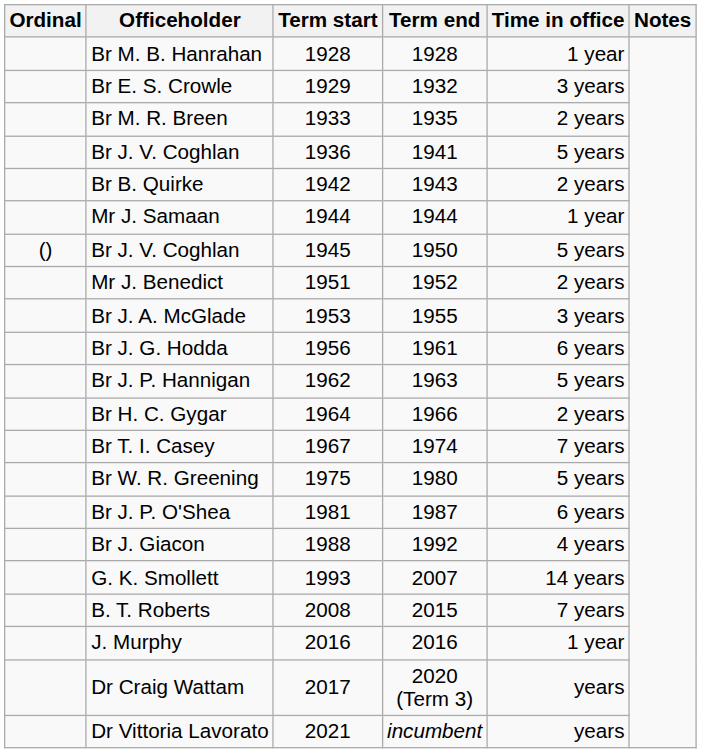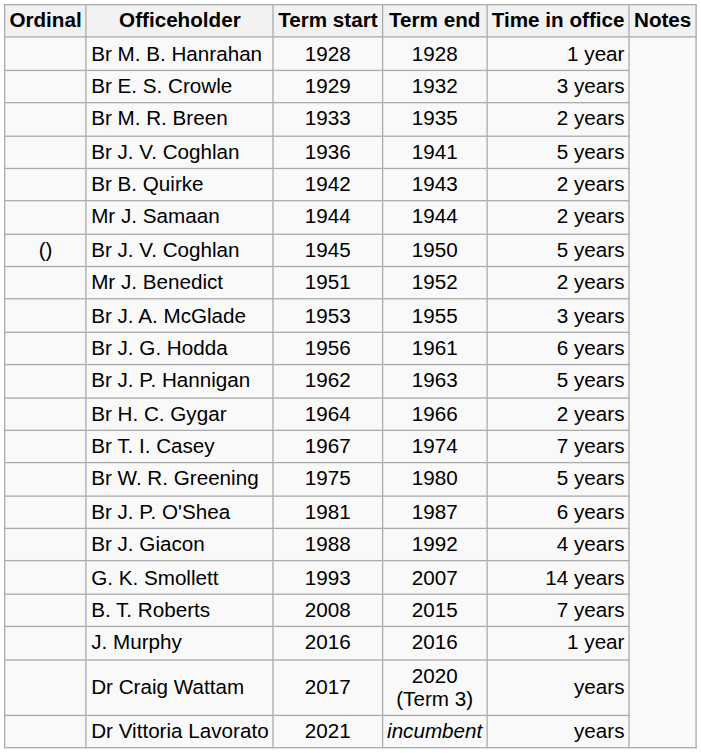(596, 217) 1 year -> (591, 217) 2 years
